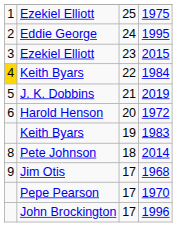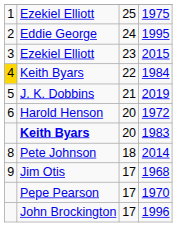(52, 133) normal -> (55, 133) bold
(129, 133) 19 -> (129, 133) 20
